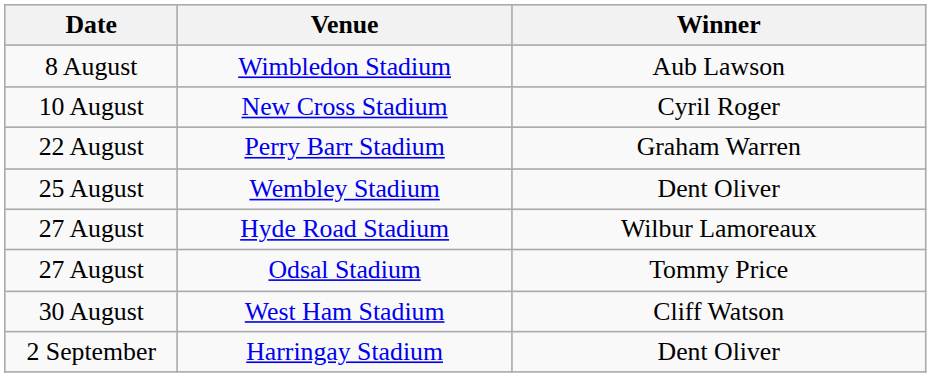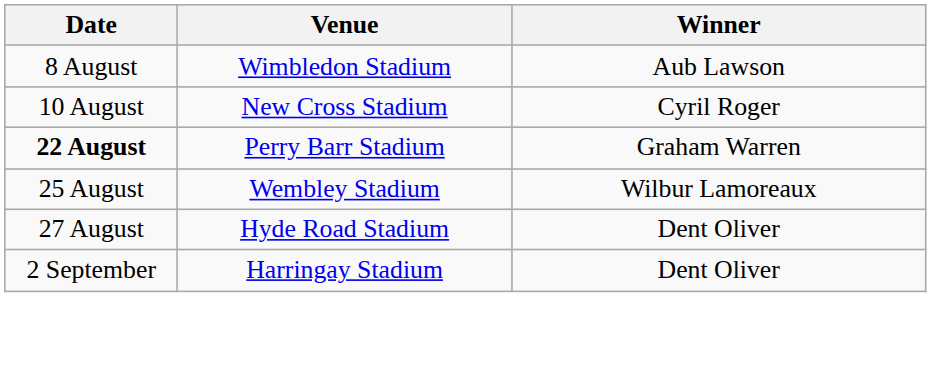(91, 147) normal -> (91, 147) bold
(719, 188) Dent Oliver -> (719, 188) Wilbur Lamoreaux
(719, 229) Wilbur Lamoreaux -> (719, 229) Dent Oliver
- row: (345, 270)
- row: (345, 310)
